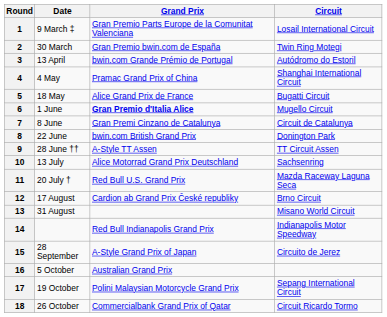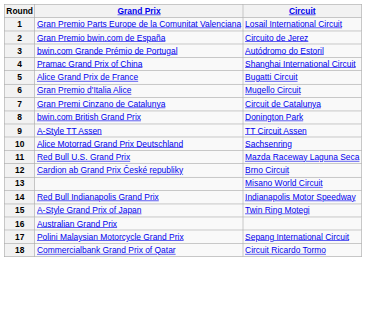- column: (62, 11)
(309, 46) Twin Ring Motegi -> (277, 37) Circuito de Jerez
(143, 109) bold -> (84, 90) normal
(309, 252) Circuito de Jerez -> (277, 210) Twin Ring Motegi
